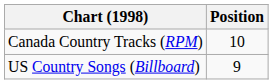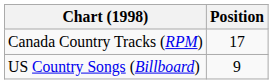(237, 41) 10 -> (237, 41) 17
